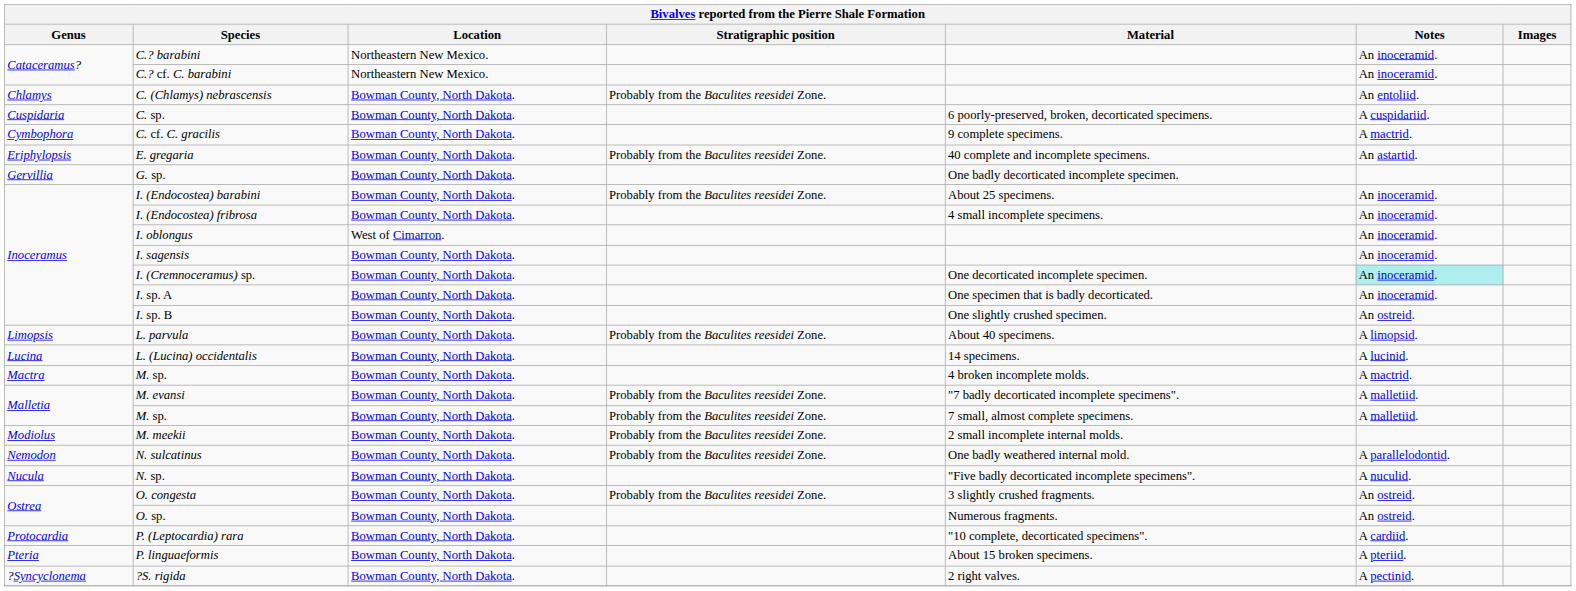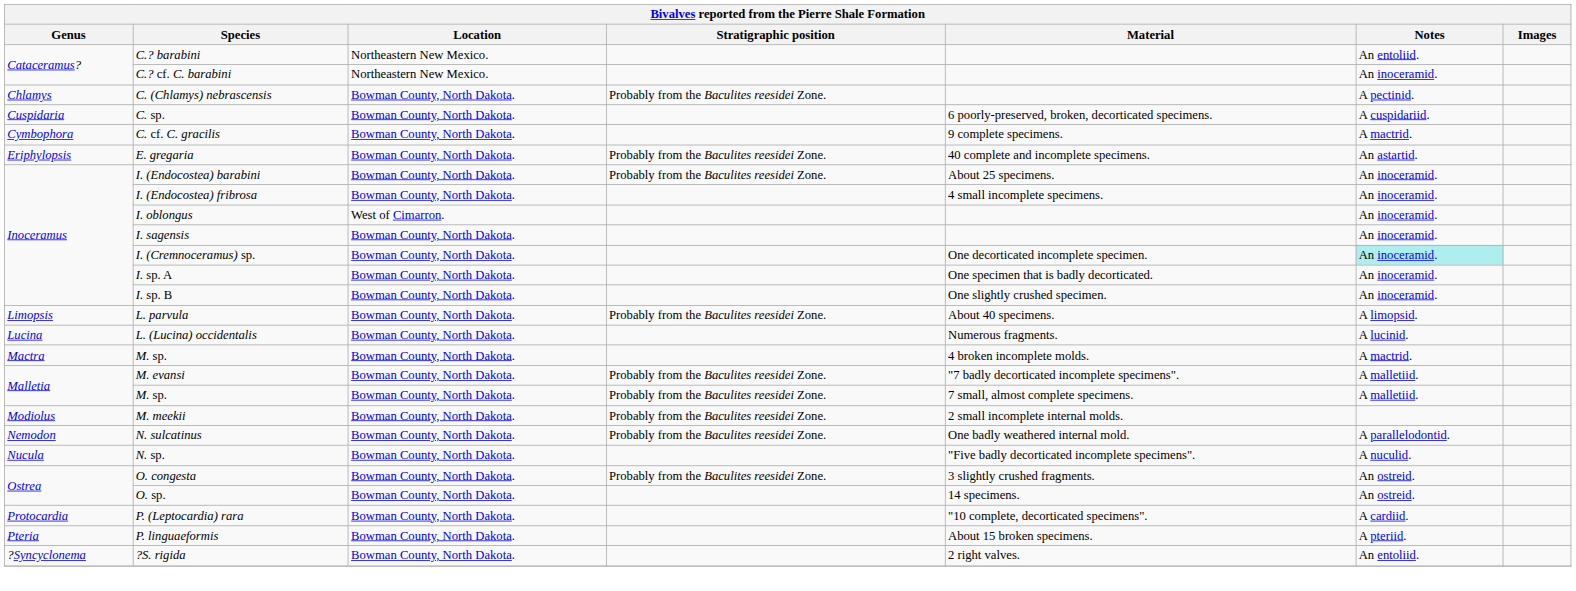(1398, 54) An inoceramid. -> (1389, 54) An entoliid.
(1389, 94) An entoliid. -> (1386, 94) A pectinid.
- row: (30, 174)
(1387, 315) An ostreid. -> (1398, 295) An inoceramid.
(984, 355) 14 specimens. -> (1003, 335) Numerous fragments.
(1003, 515) Numerous fragments. -> (984, 495) 14 specimens.
(1386, 575) A pectinid. -> (1389, 555) An entoliid.
